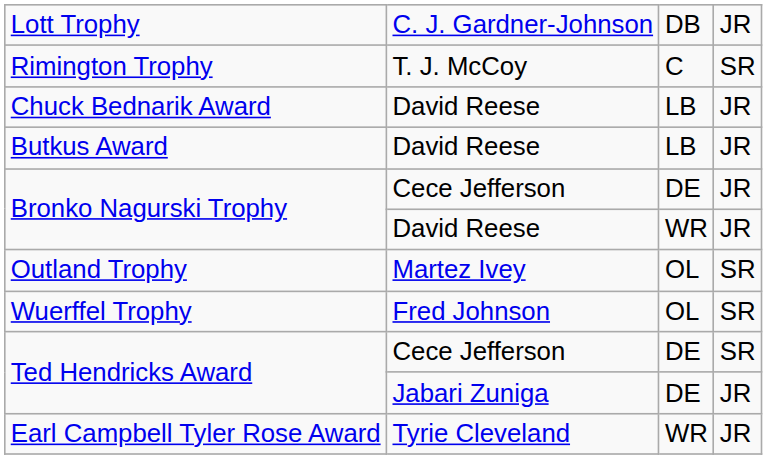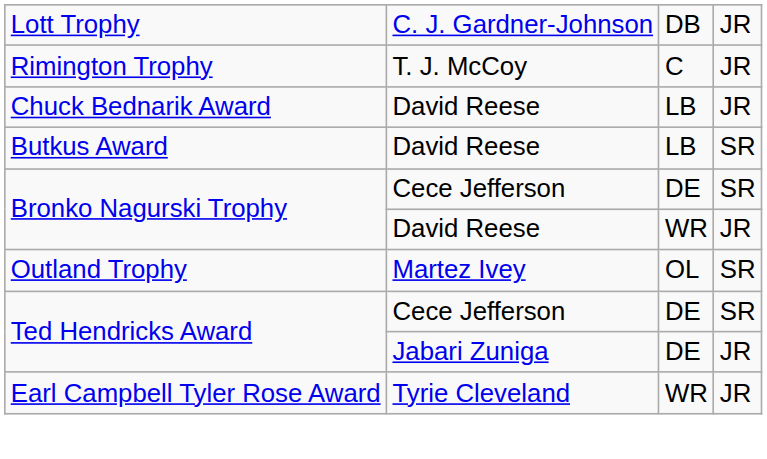(738, 65) SR -> (735, 65) JR
(735, 147) JR -> (738, 147) SR
(735, 188) JR -> (738, 188) SR
- row: (101, 310)
